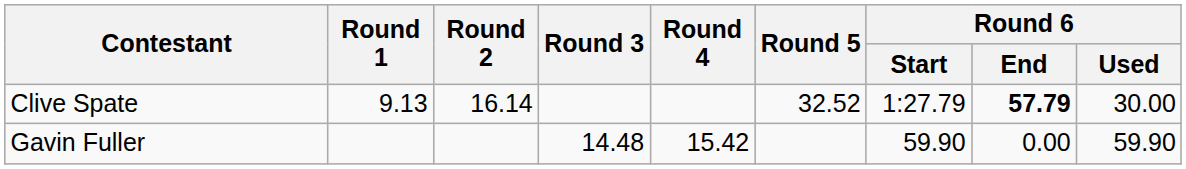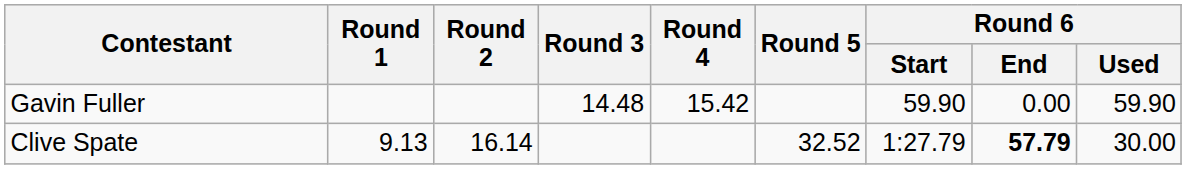rows swapped: (78, 143) <-> (74, 103)
